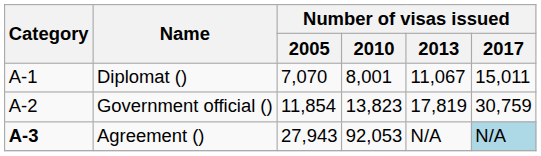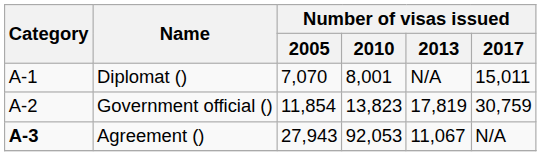(438, 77) 11,067 -> (426, 77) N/A
(426, 135) N/A -> (438, 135) 11,067
(491, 135) lightblue background -> (491, 135) no background
